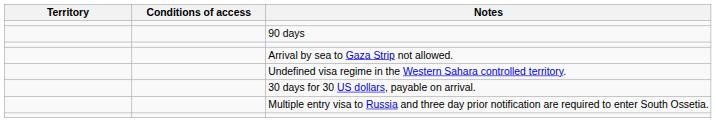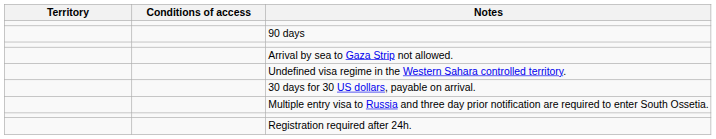+ row: (68, 126)
